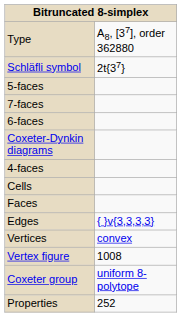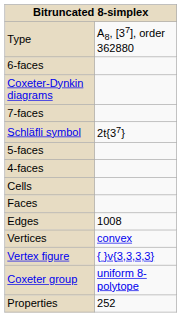rows swapped: (44, 67) <-> (25, 121)
rows swapped: (45, 145) <-> (25, 86)
(126, 221) { }v{3,3,3,3} -> (109, 221) 1008
(109, 256) 1008 -> (126, 256) { }v{3,3,3,3}
